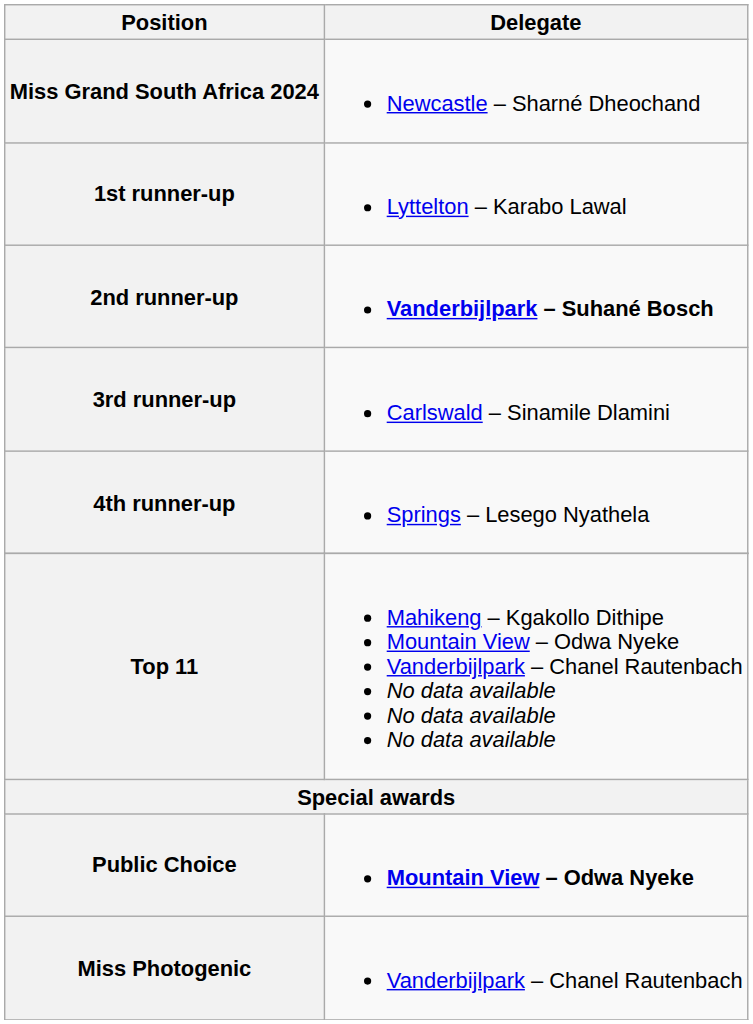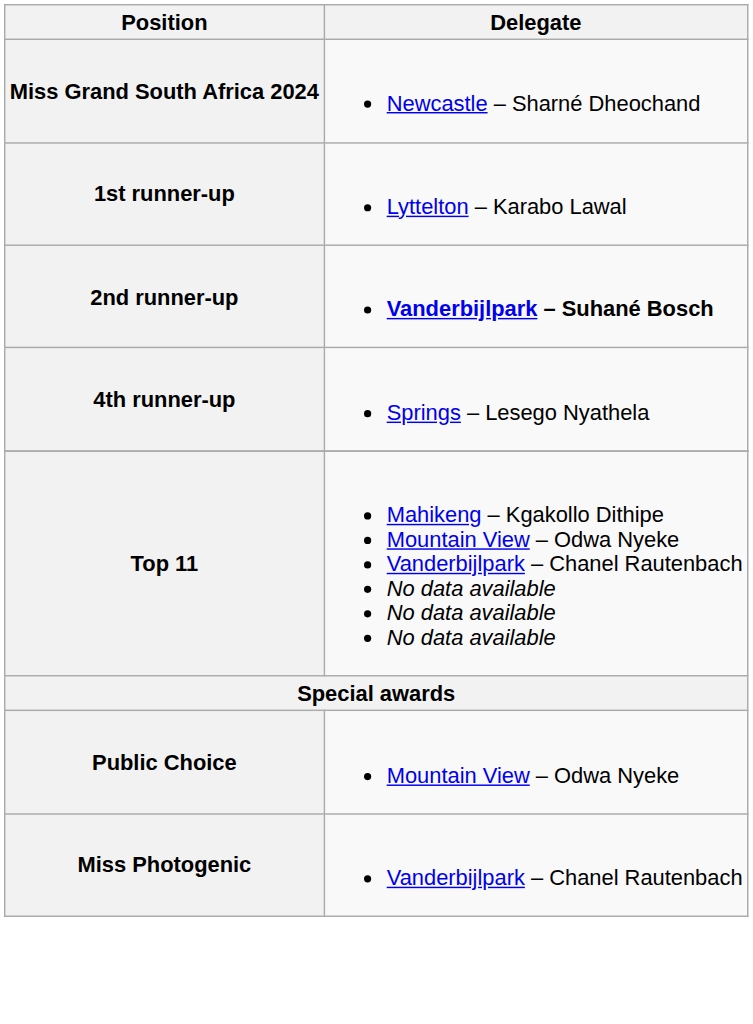- row: (164, 400)
(536, 878) bold -> (536, 775) normal
